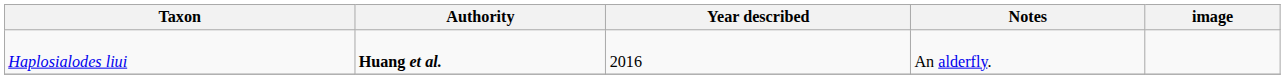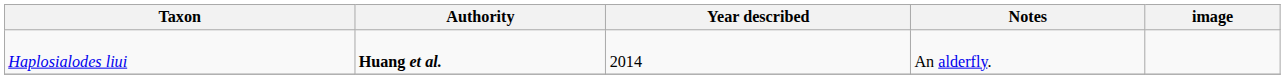(626, 61) 2016 -> (626, 61) 2014
